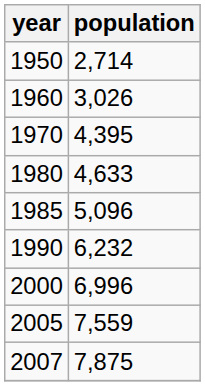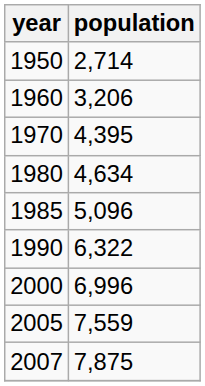(103, 98) 3,026 -> (103, 98) 3,206
(103, 173) 4,633 -> (103, 173) 4,634
(103, 248) 6,232 -> (103, 248) 6,322
